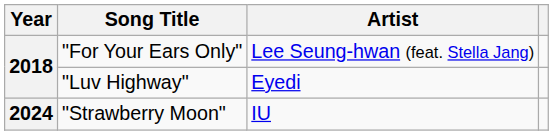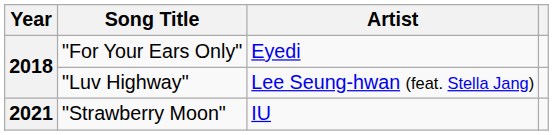(393, 51) Lee Seung-hwan (feat. Stella Jang) -> (276, 51) Eyedi
(276, 82) Eyedi -> (393, 82) Lee Seung-hwan (feat. Stella Jang)
(31, 113) 2024 -> (31, 113) 2021
